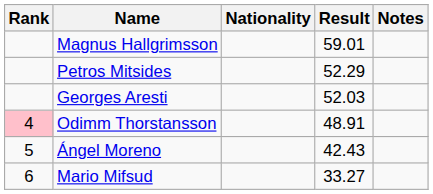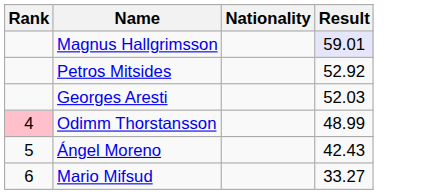- column: (401, 18)
(344, 44) no background -> (344, 44) lavender background
(344, 71) 52.29 -> (344, 71) 52.92
(344, 124) 48.91 -> (344, 124) 48.99
